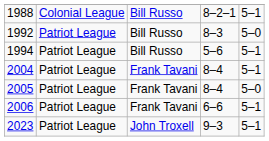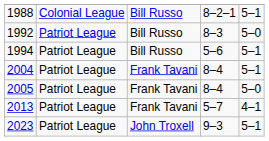- row: (20, 107)
+ row: (20, 107)
